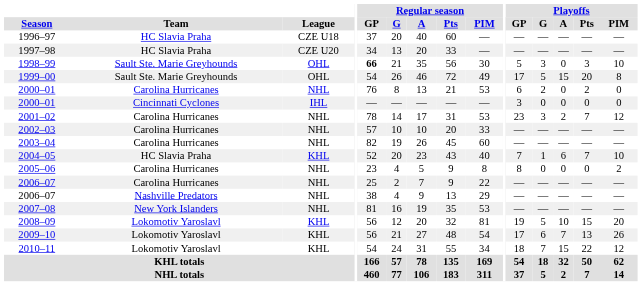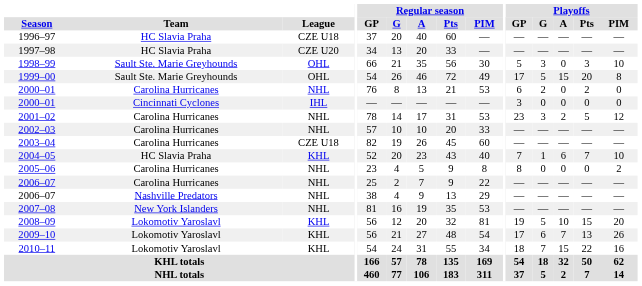(372, 63) bold -> (372, 63) normal
(587, 116) 7 -> (587, 116) 5
(319, 142) NHL -> (319, 142) CZE U18
(619, 248) 12 -> (619, 248) 16
